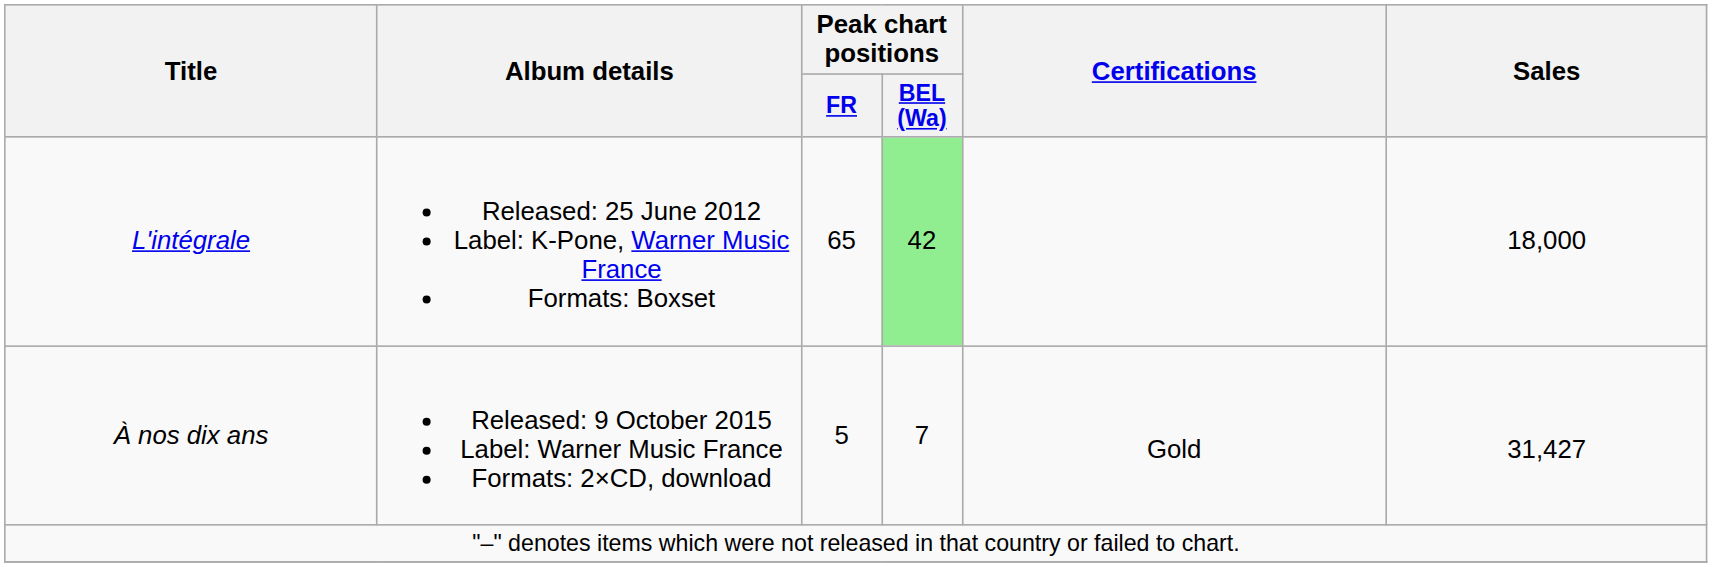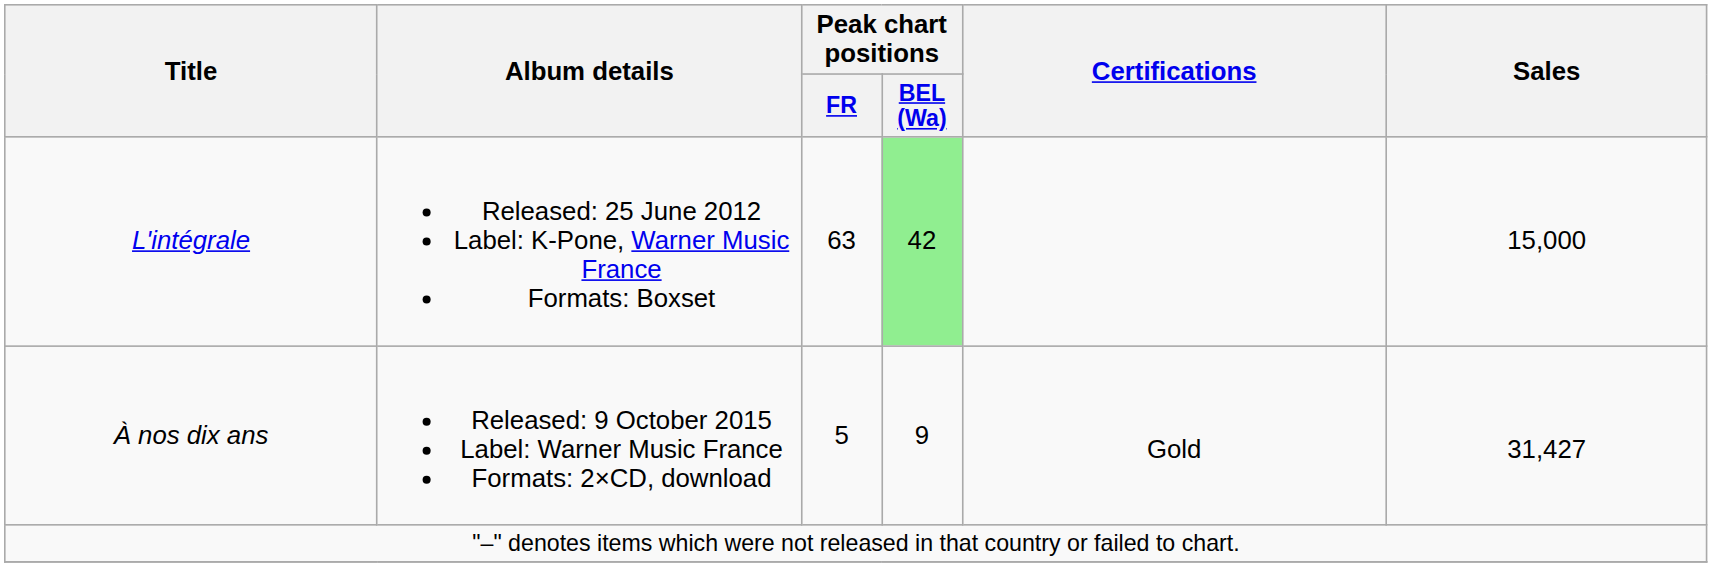(842, 240) 65 -> (842, 240) 63
(1547, 240) 18,000 -> (1547, 240) 15,000
(922, 434) 7 -> (922, 434) 9
